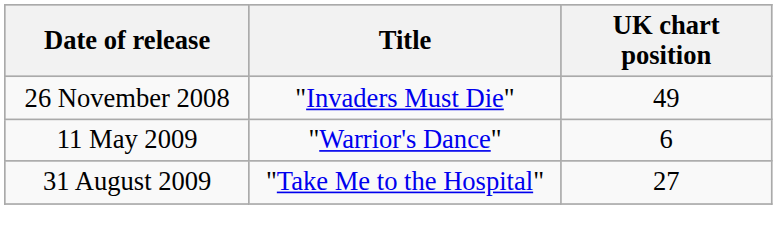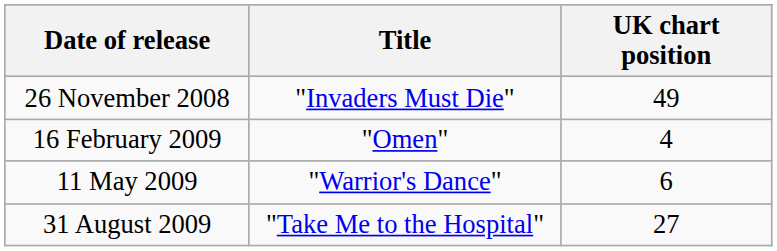+ row: (127, 139)
